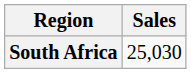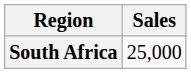(154, 52) 25,030 -> (154, 52) 25,000
